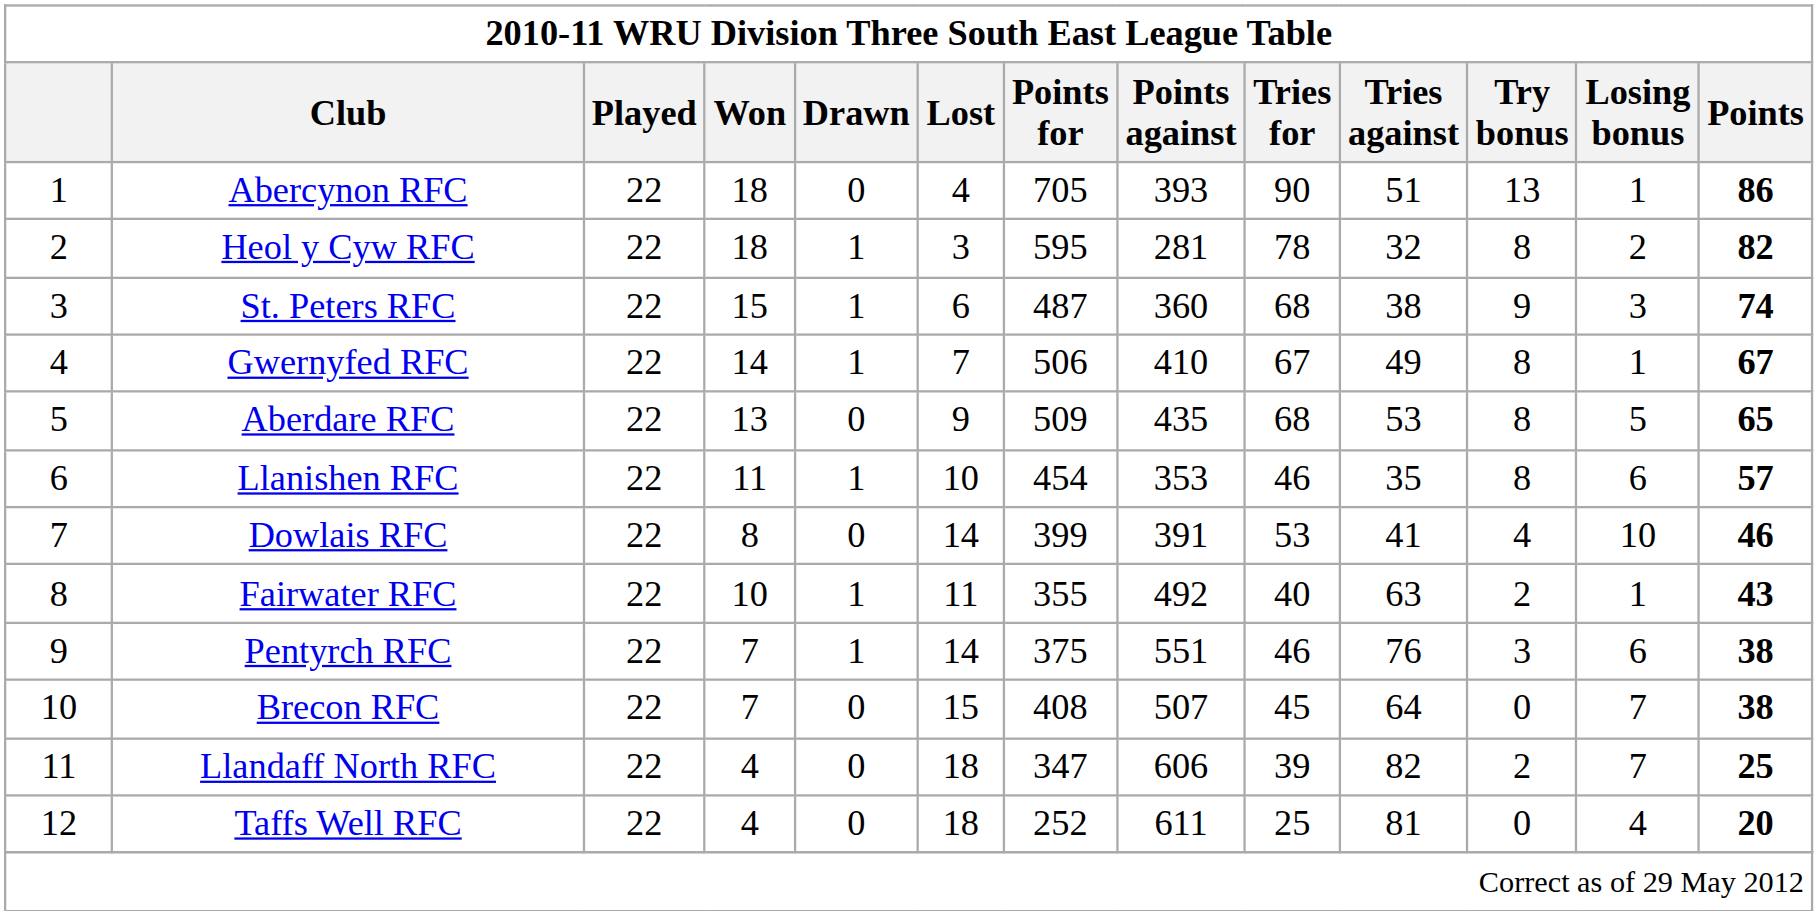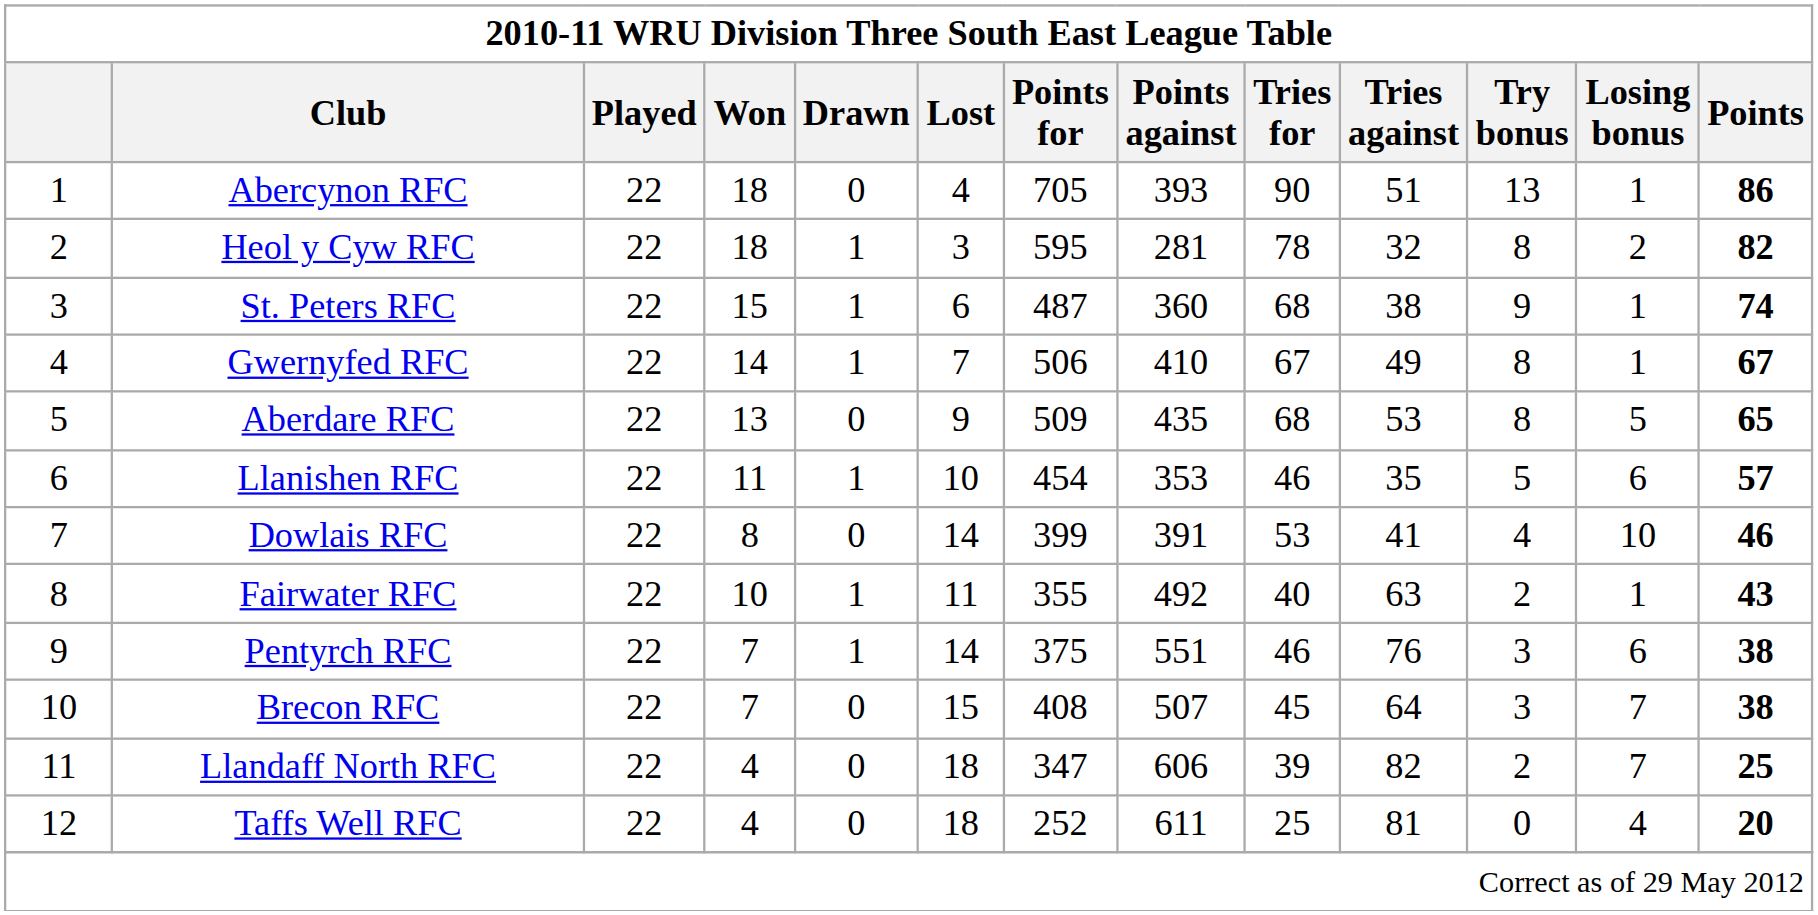(1638, 304) 3 -> (1638, 304) 1
(1522, 477) 8 -> (1522, 477) 5
(1522, 708) 0 -> (1522, 708) 3
